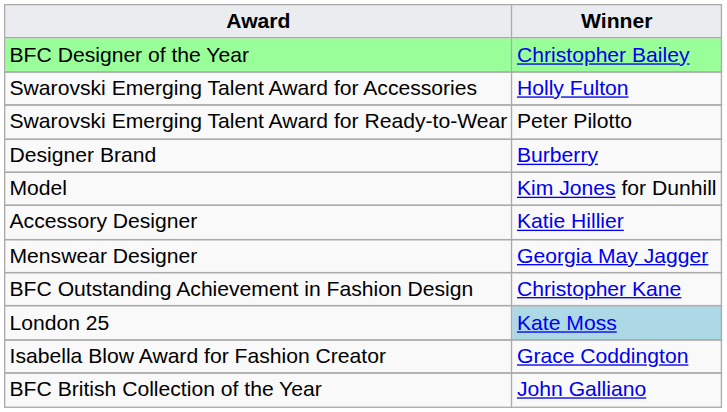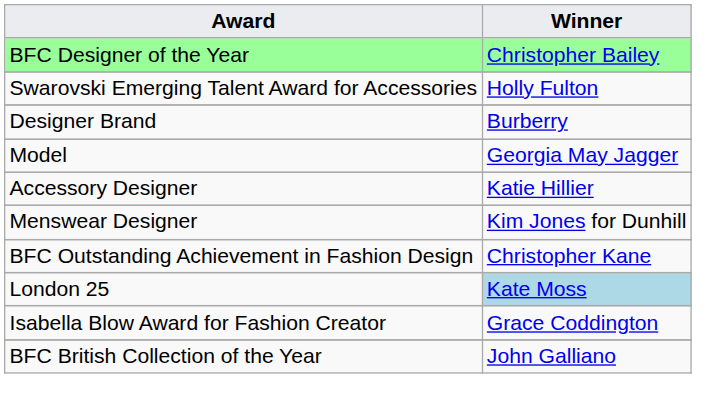- row: (258, 121)
(617, 188) Kim Jones for Dunhill -> (583, 155) Georgia May Jagger
(613, 255) Georgia May Jagger -> (587, 222) Kim Jones for Dunhill
